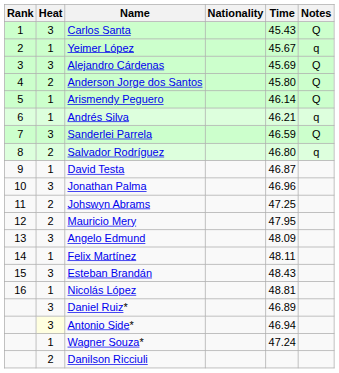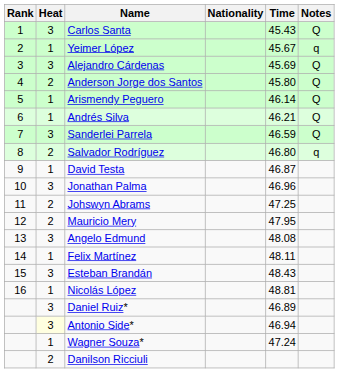(316, 117) q -> (316, 117) Q
(282, 238) 48.09 -> (282, 238) 48.08
